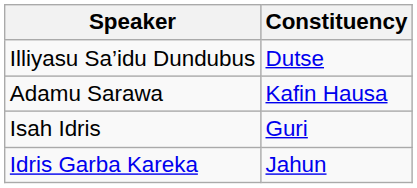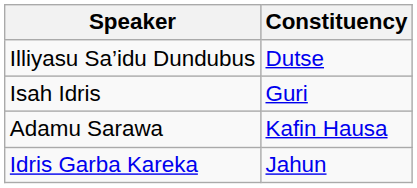rows swapped: (86, 93) <-> (55, 128)
